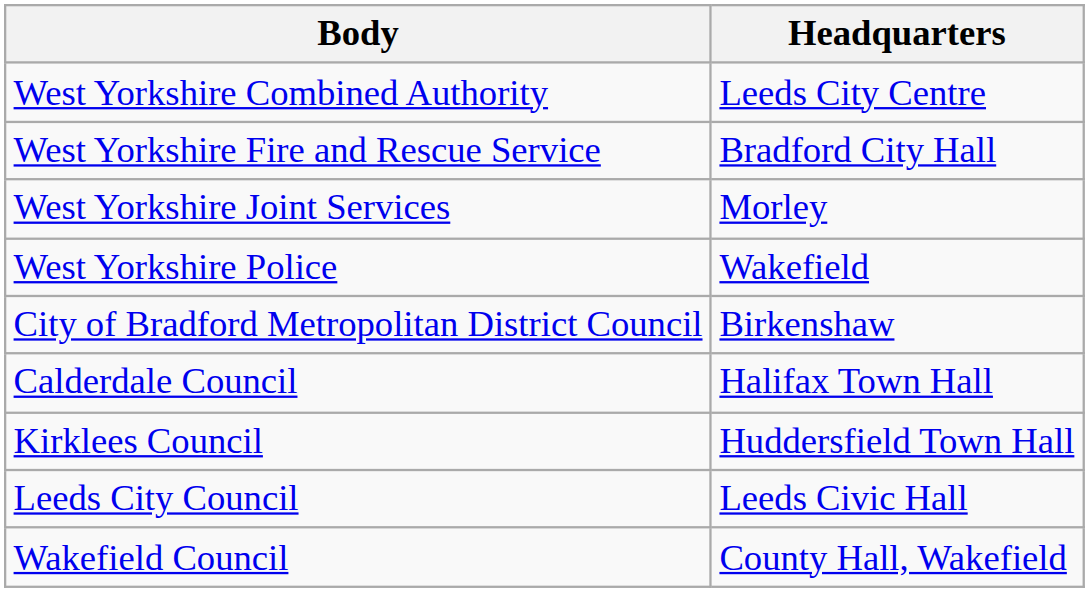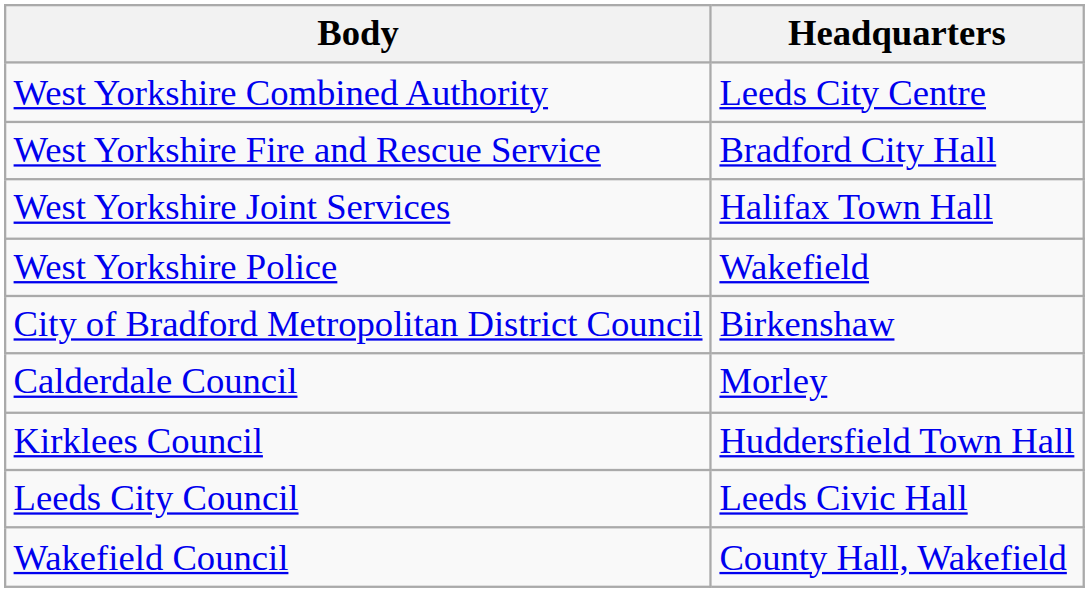(773, 207) Morley -> (856, 207) Halifax Town Hall
(856, 382) Halifax Town Hall -> (773, 382) Morley
